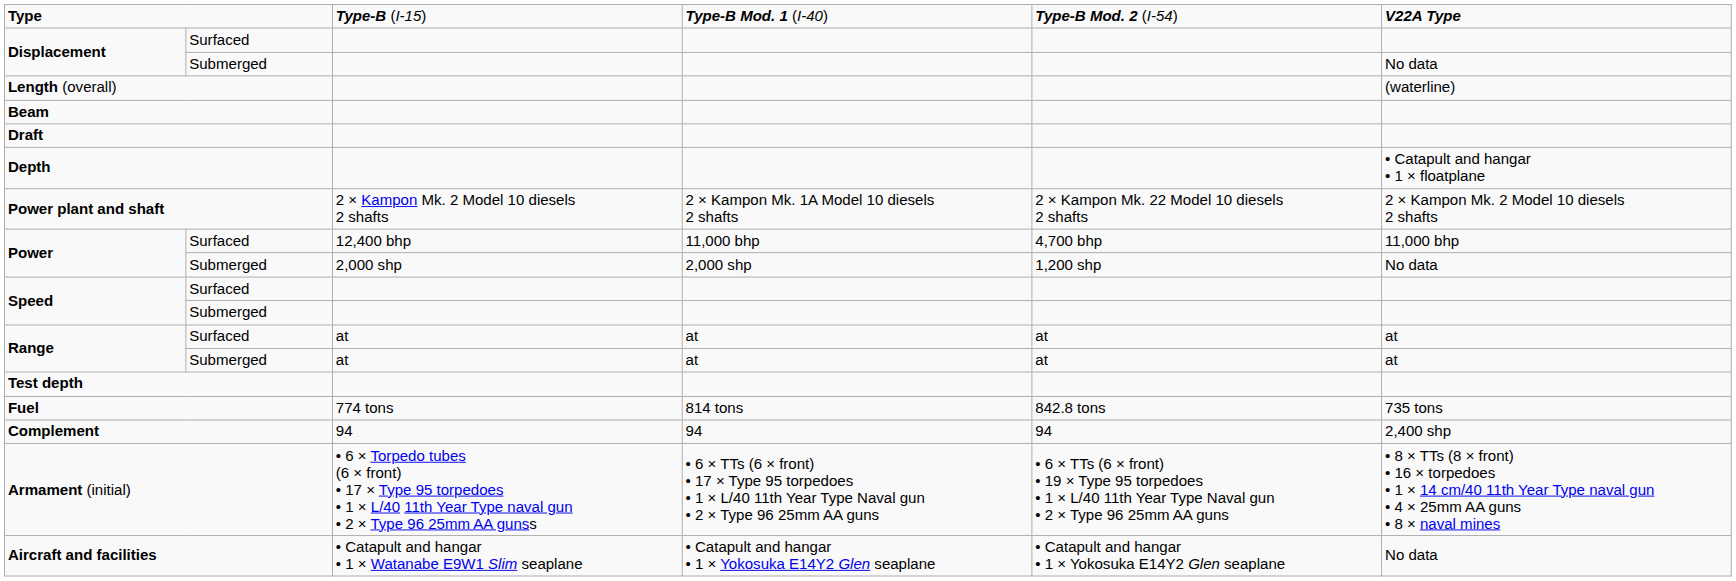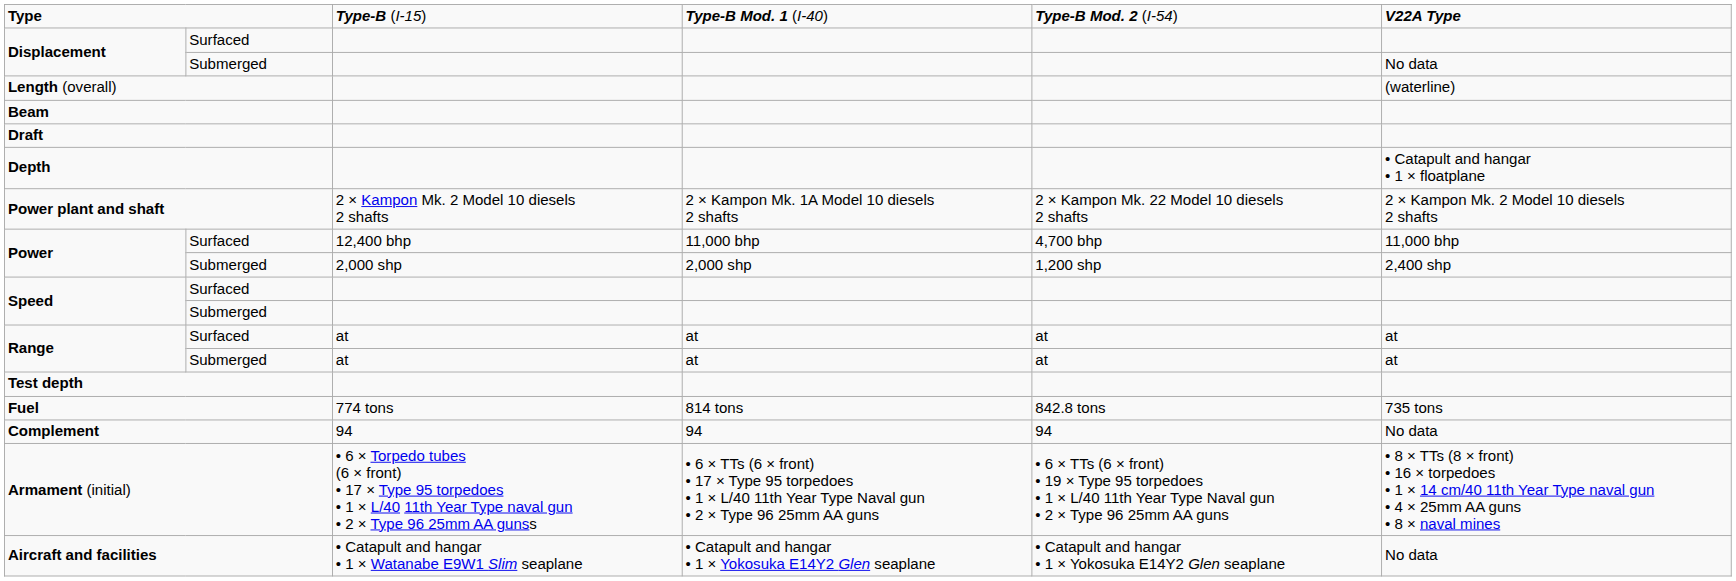(1411, 264) No data -> (1418, 264) 2,400 shp
(1418, 431) 2,400 shp -> (1411, 431) No data
